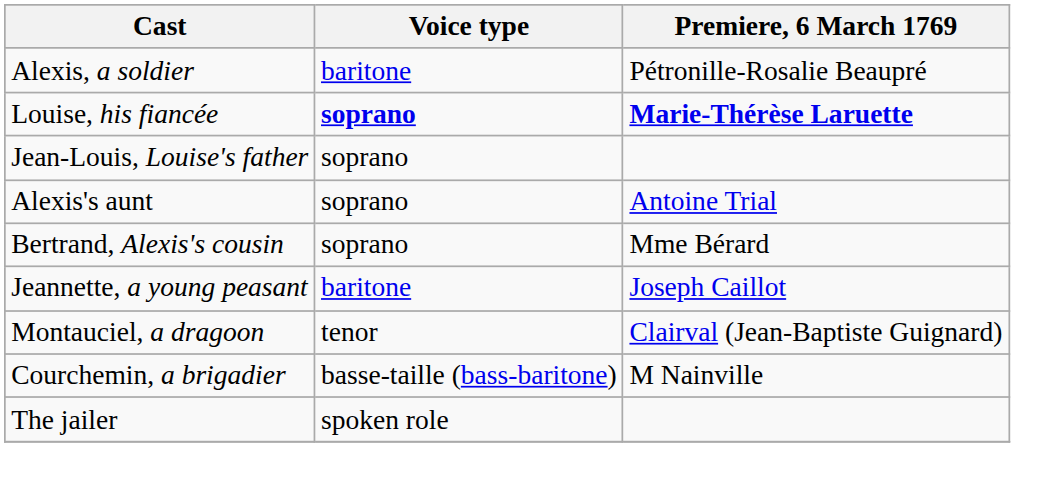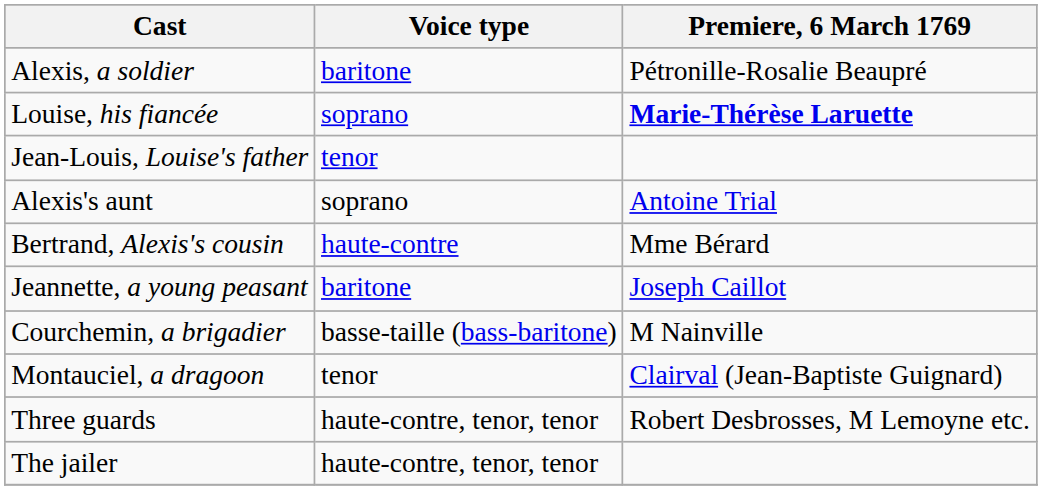(368, 113) bold -> (365, 113) normal
(365, 157) soprano -> (349, 157) tenor
(365, 244) soprano -> (390, 244) haute-contre
rows swapped: (138, 331) <-> (148, 375)
+ row: (83, 419)
(385, 419) spoken role -> (460, 462) haute-contre, tenor, tenor
